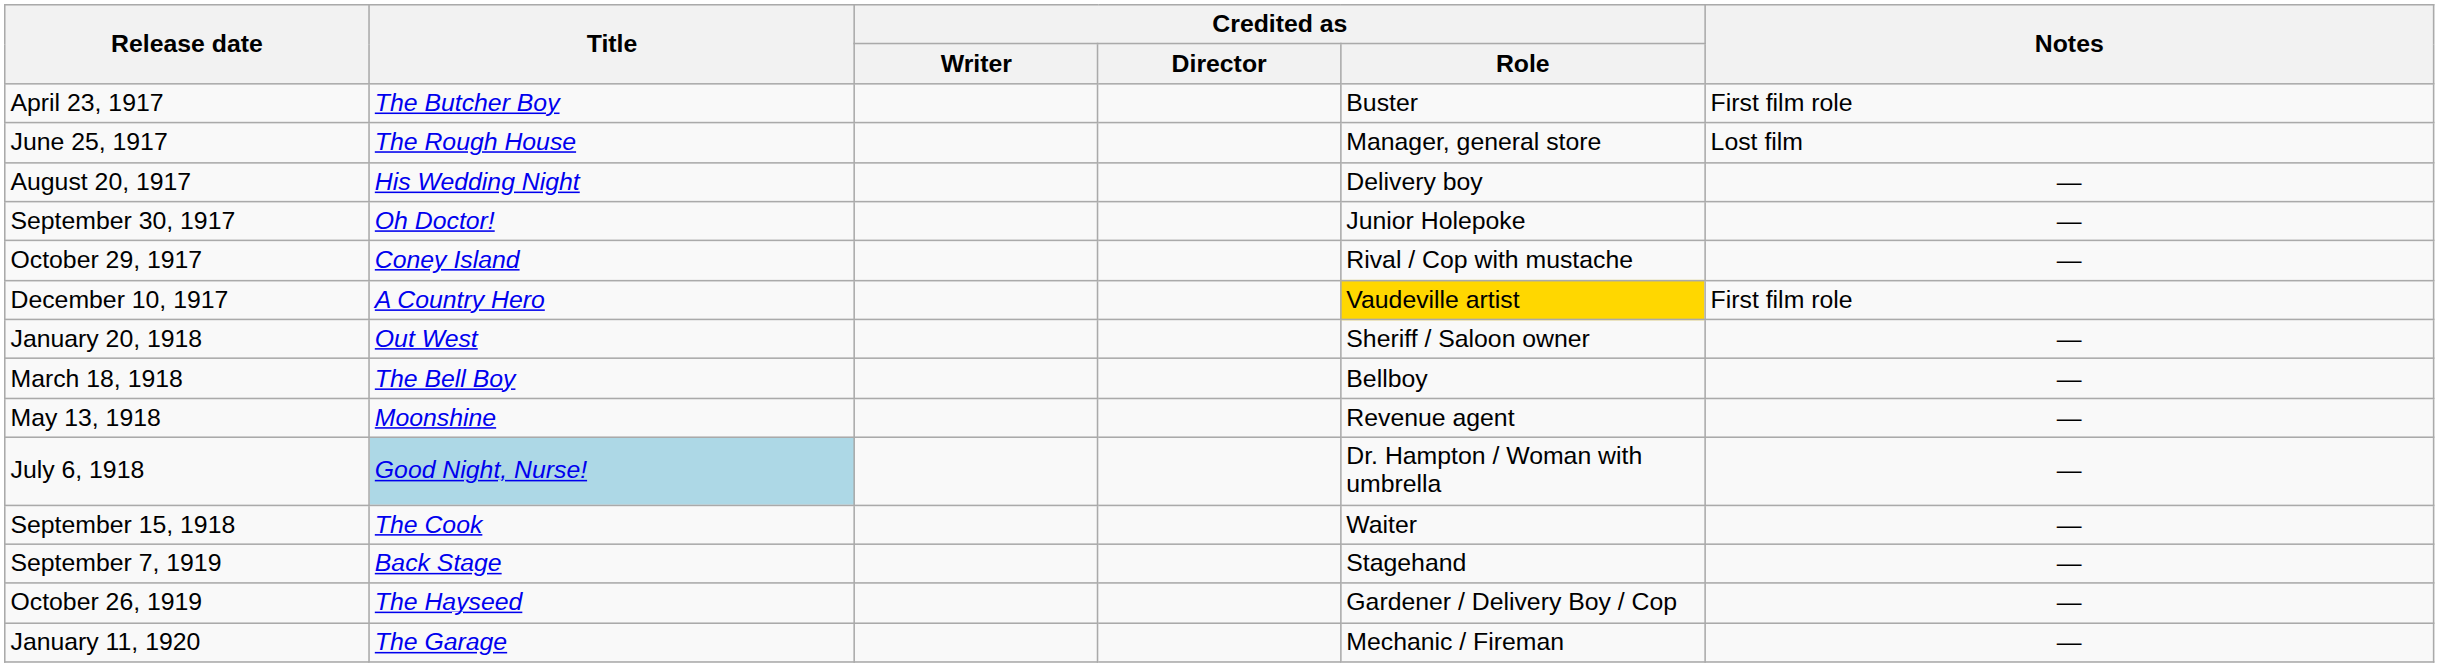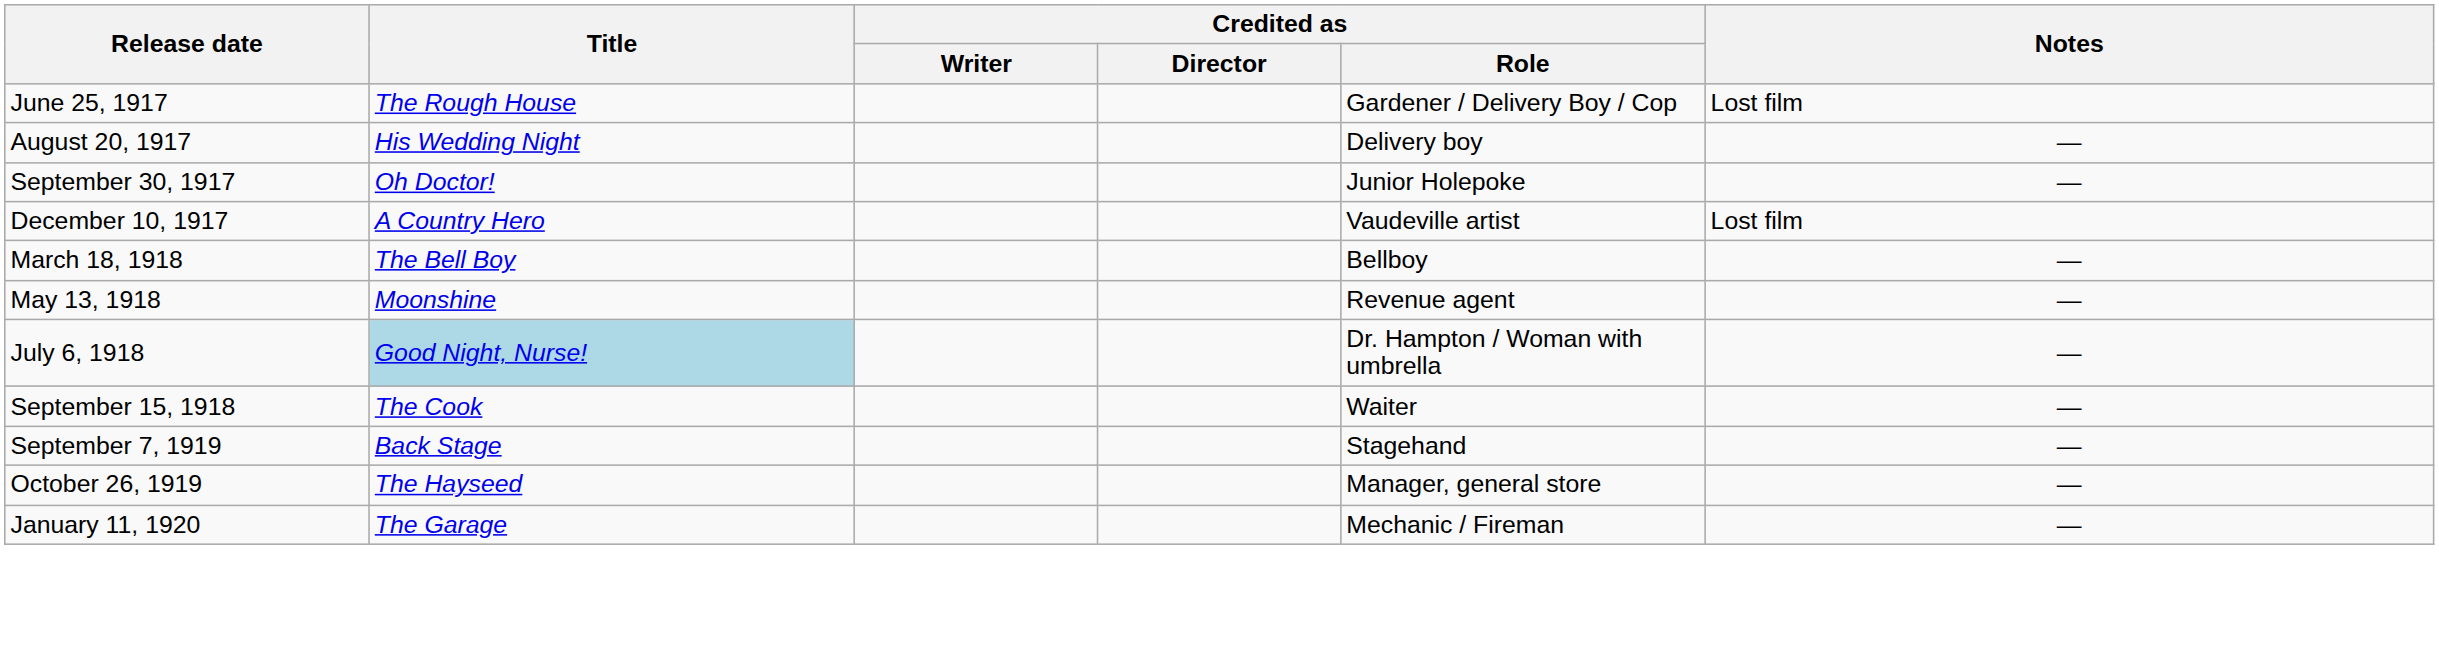- row: (87, 102)
(1474, 142) Manager, general store -> (1512, 102) Gardener / Delivery Boy / Cop
- row: (106, 260)
(1433, 299) gold background -> (1433, 220) no background
(1782, 299) First film role -> (1757, 220) Lost film
- row: (106, 338)
(1512, 602) Gardener / Delivery Boy / Cop -> (1474, 484) Manager, general store
